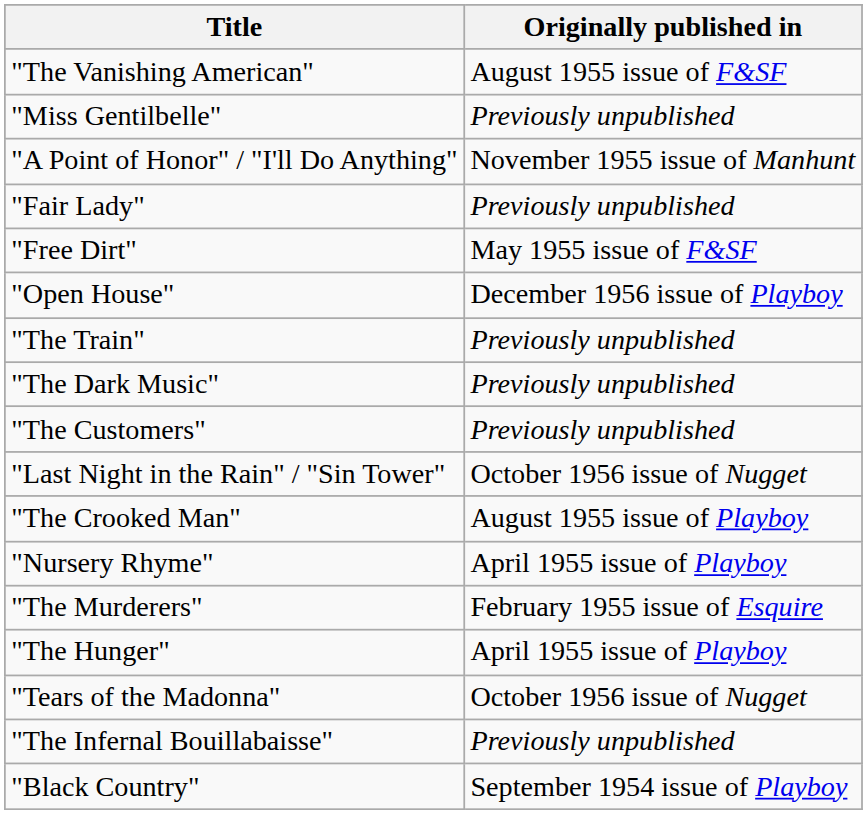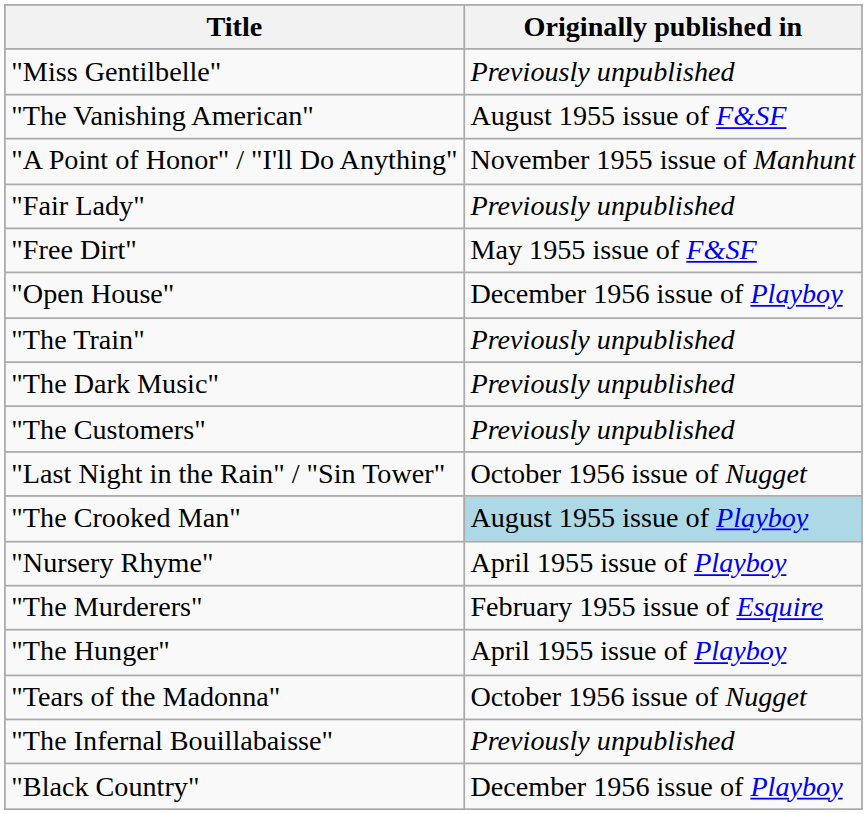rows swapped: (116, 116) <-> (163, 71)
(639, 518) no background -> (639, 518) lightblue background
(659, 786) September 1954 issue of Playboy -> (657, 786) December 1956 issue of Playboy
